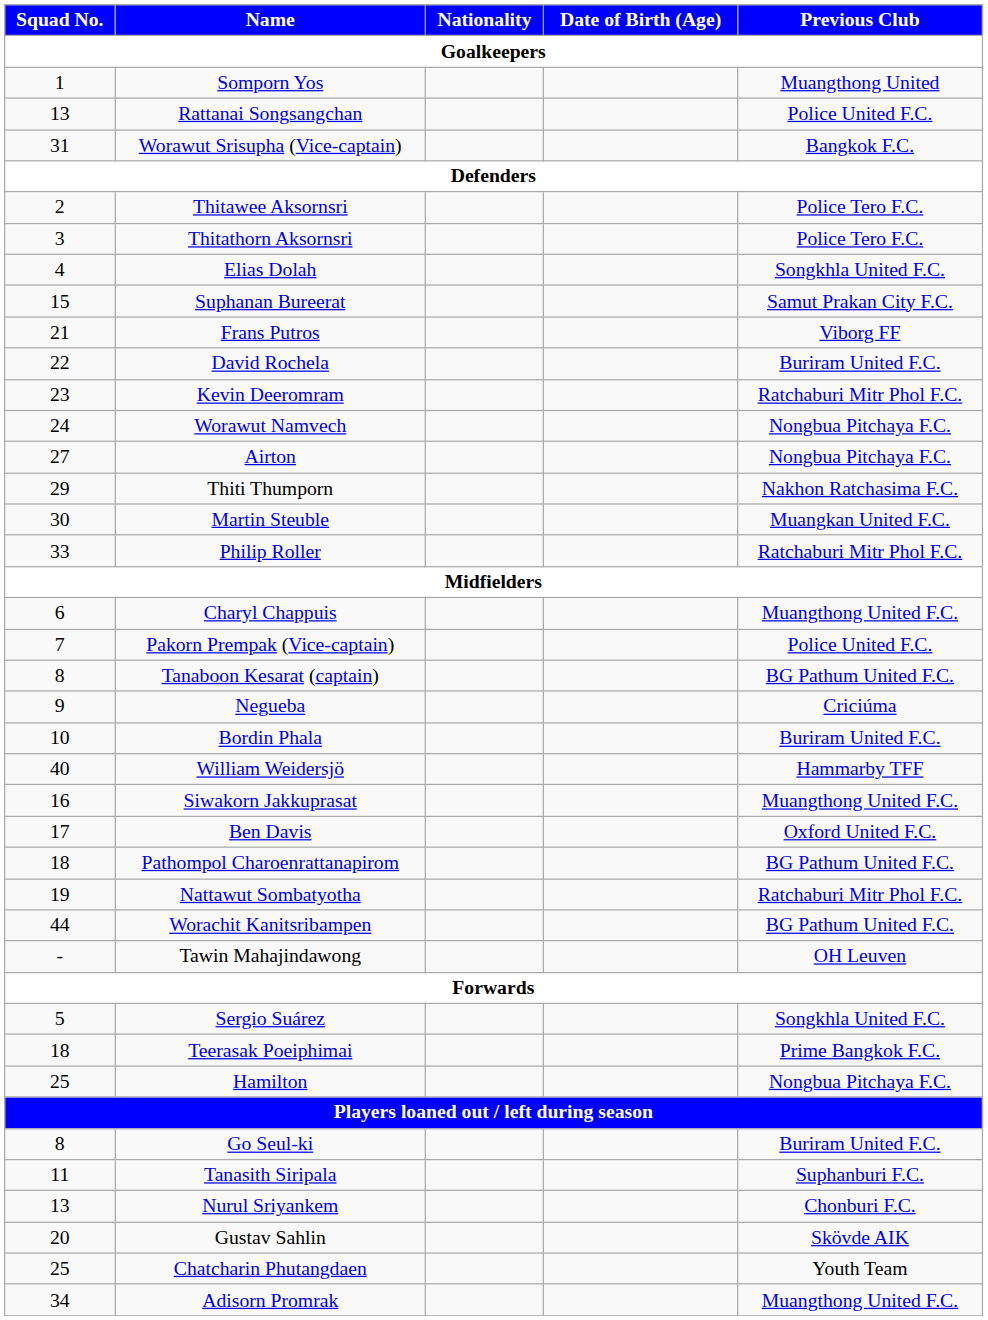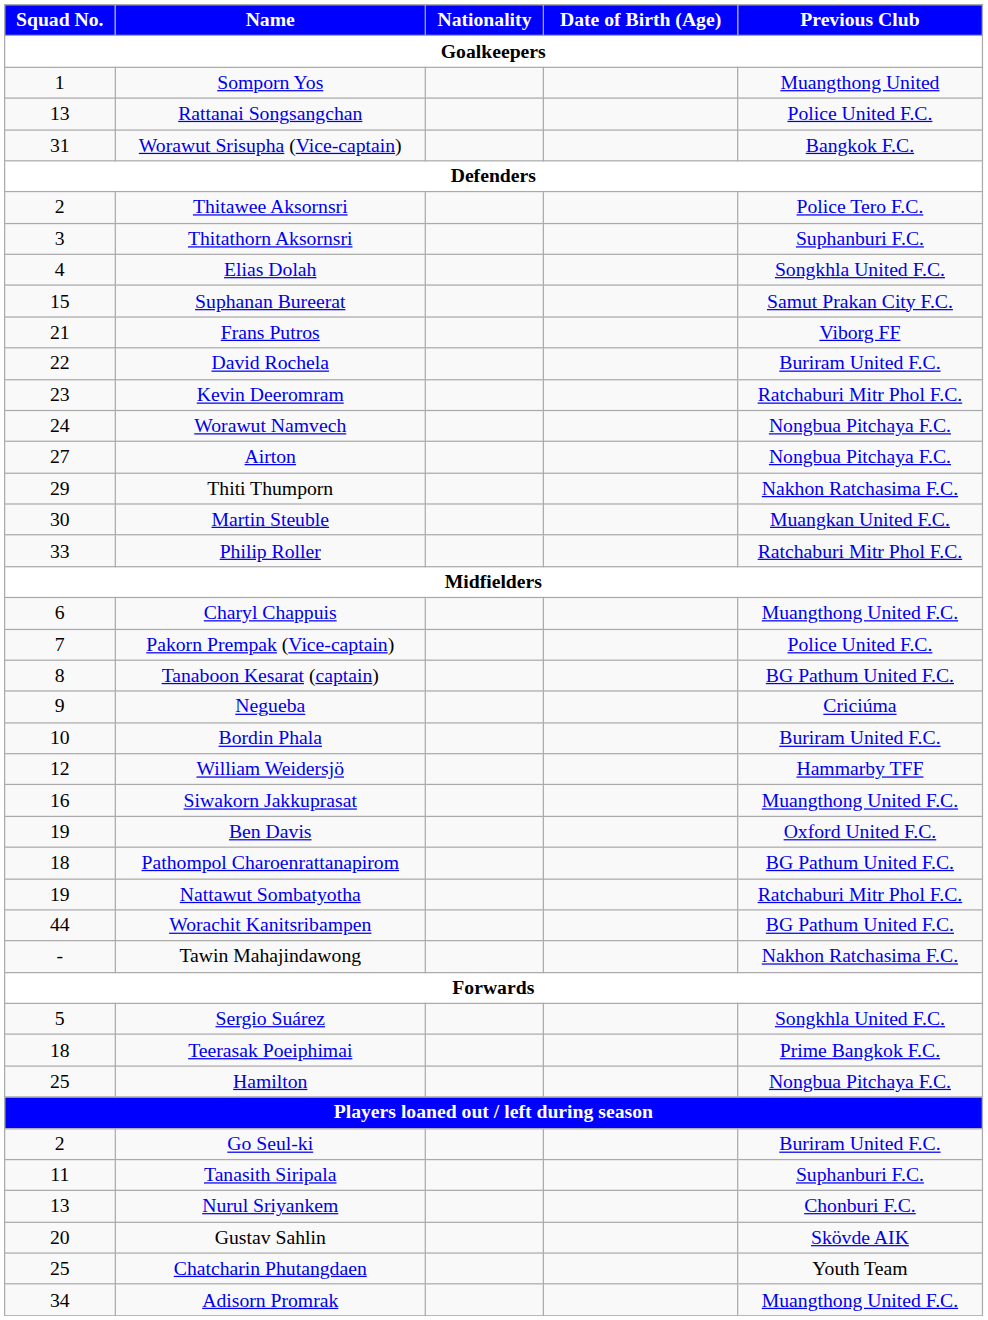(860, 238) Police Tero F.C. -> (860, 238) Suphanburi F.C.
(60, 769) 40 -> (60, 769) 12
(60, 831) 17 -> (60, 831) 19
(860, 956) OH Leuven -> (860, 956) Nakhon Ratchasima F.C.
(60, 1143) 8 -> (60, 1143) 2
